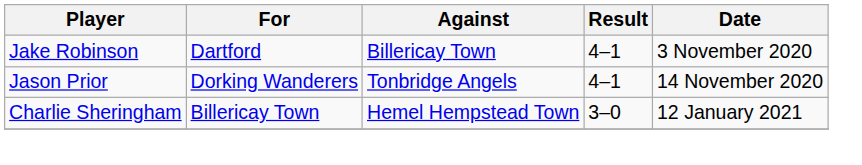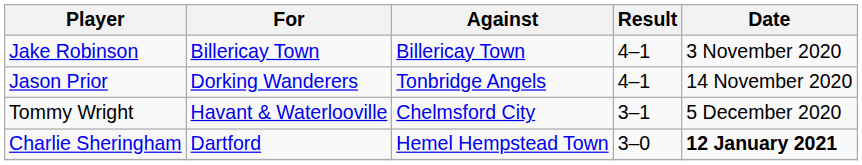(226, 50) Dartford -> (255, 50) Billericay Town
+ row: (71, 112)
(255, 112) Billericay Town -> (226, 143) Dartford
(730, 112) normal -> (762, 143) bold
